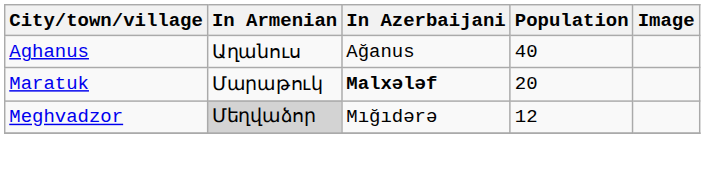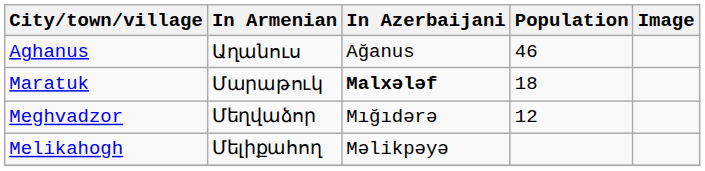(526, 52) 40 -> (526, 52) 46
(526, 84) 20 -> (526, 84) 18
(264, 117) lightgrey background -> (264, 117) no background
+ row: (66, 149)
